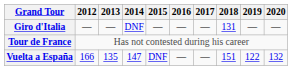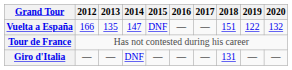rows swapped: (40, 27) <-> (40, 57)
